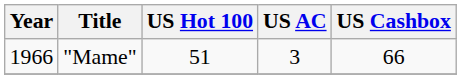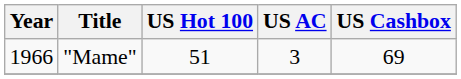(394, 56) 66 -> (394, 56) 69
